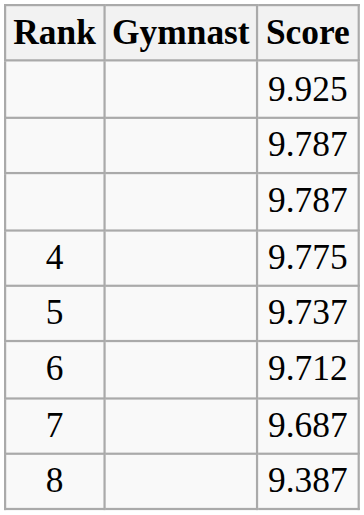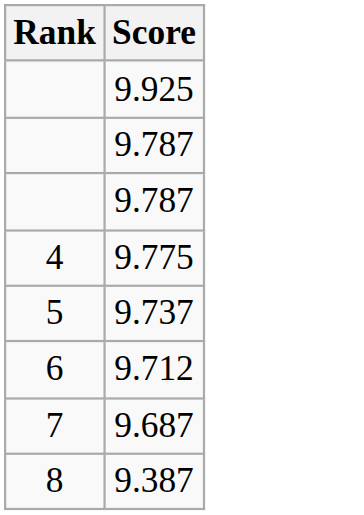- column: (181, 32)
